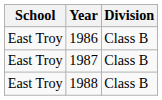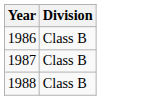- column: (35, 15)
